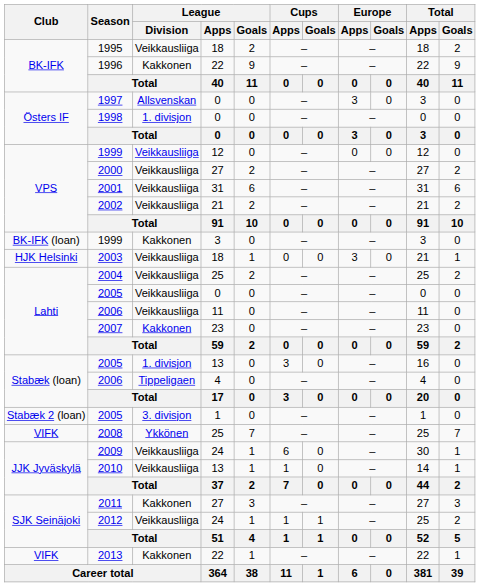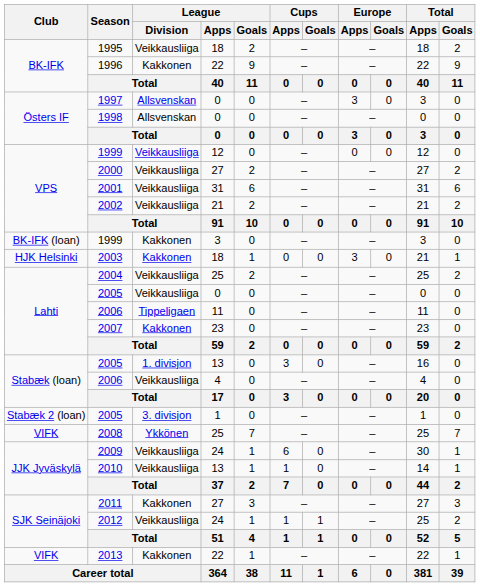(167, 118) 1. divisjon -> (167, 118) Allsvenskan
(167, 258) Veikkausliiga -> (167, 258) Kakkonen
(167, 310) Veikkausliiga -> (167, 310) Tippeligaen
(167, 380) Tippeligaen -> (167, 380) Veikkausliiga
